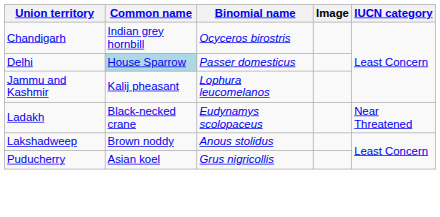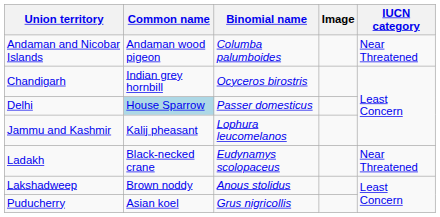+ row: (63, 50)
